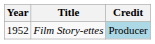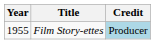(18, 30) 1952 -> (18, 30) 1955
